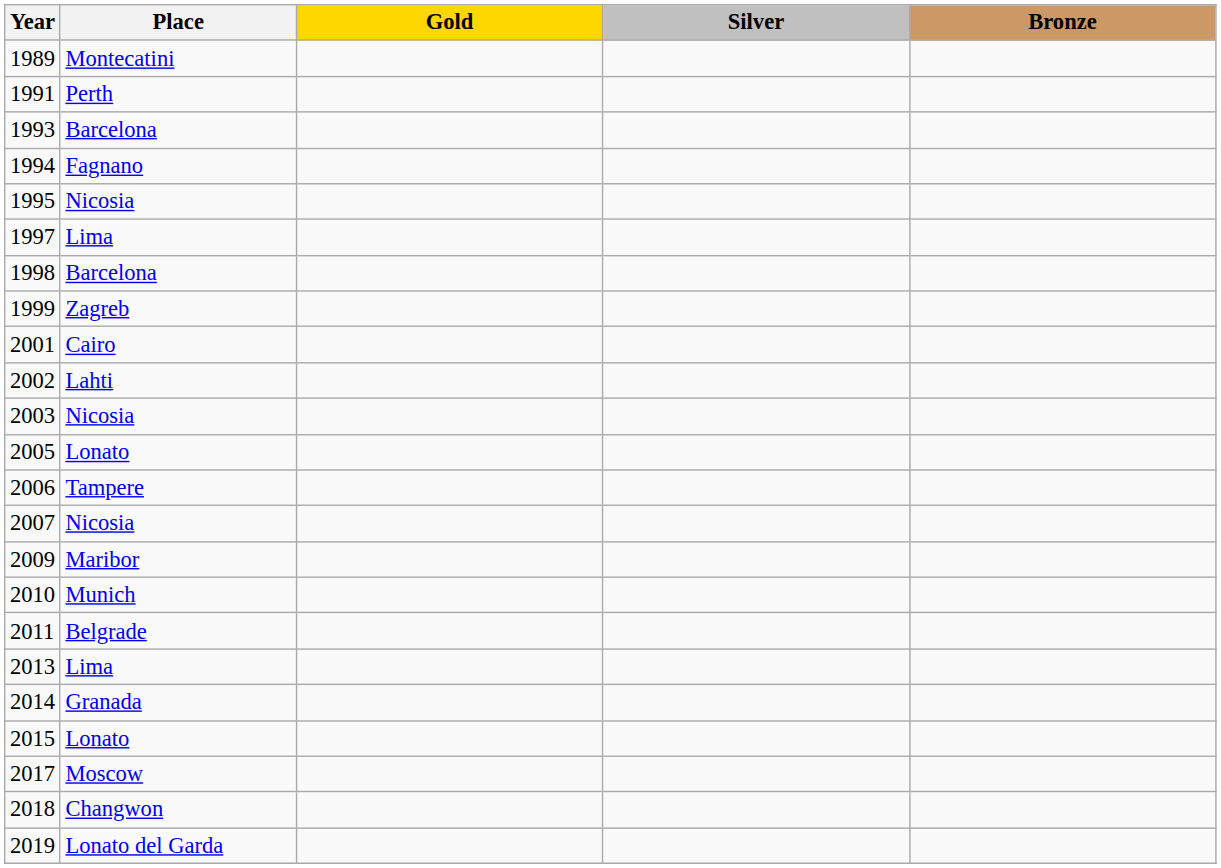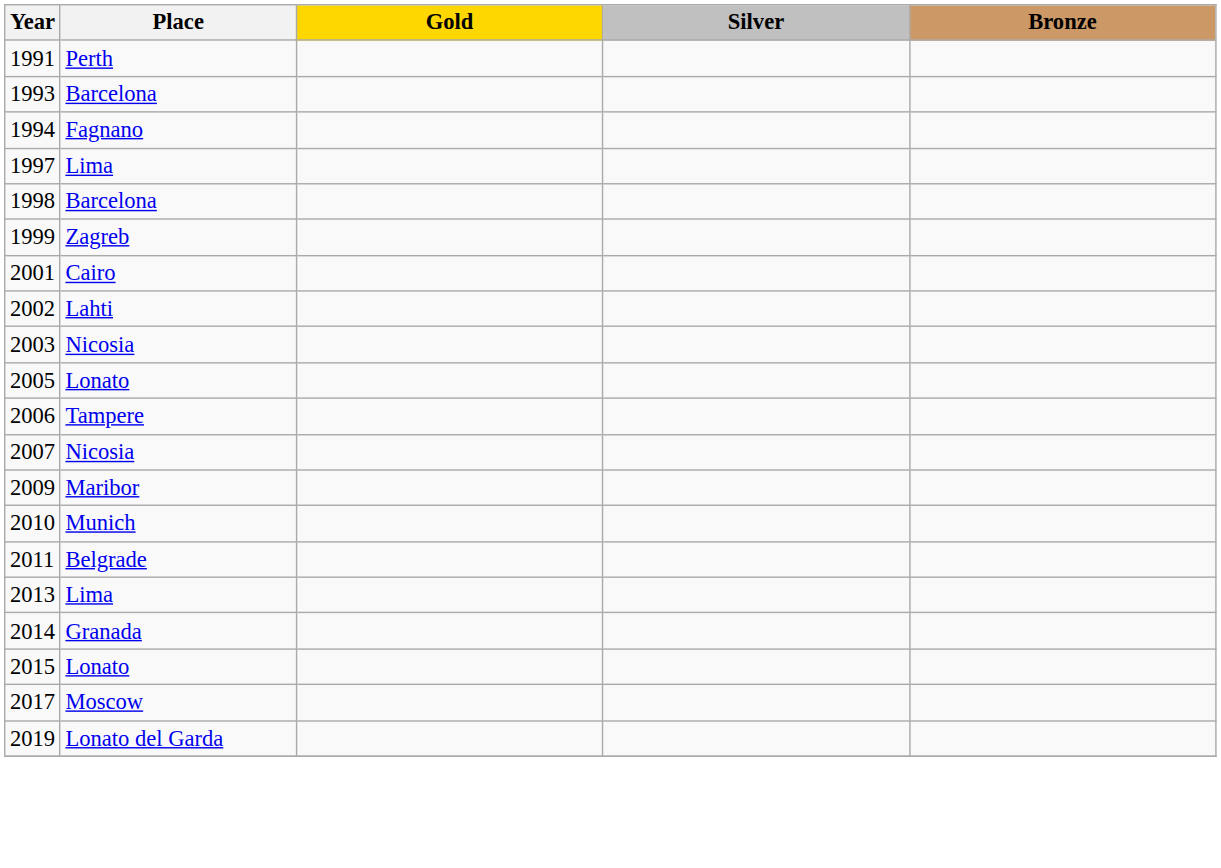- row: (32, 58)
- row: (32, 201)
- row: (32, 809)
